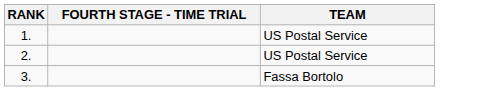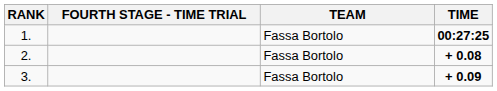+ column: (463, 15)
(315, 35) US Postal Service -> (303, 35) Fassa Bortolo
(315, 56) US Postal Service -> (303, 56) Fassa Bortolo
